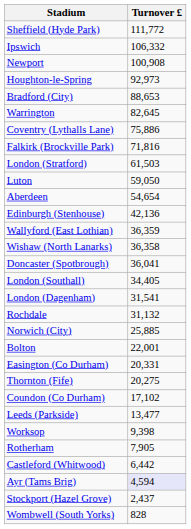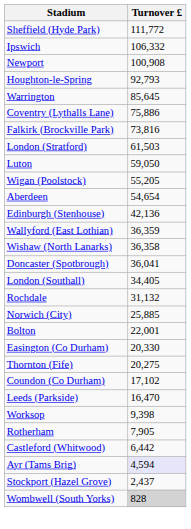(145, 79) 92,973 -> (145, 79) 92,793
- row: (40, 96)
(145, 113) 82,645 -> (145, 96) 85,645
(145, 146) 71,816 -> (145, 130) 73,816
+ row: (46, 180)
- row: (51, 297)
(145, 364) 20,331 -> (145, 347) 20,330
(145, 414) 13,477 -> (145, 398) 16,470
(138, 515) no background -> (138, 498) lightgrey background
